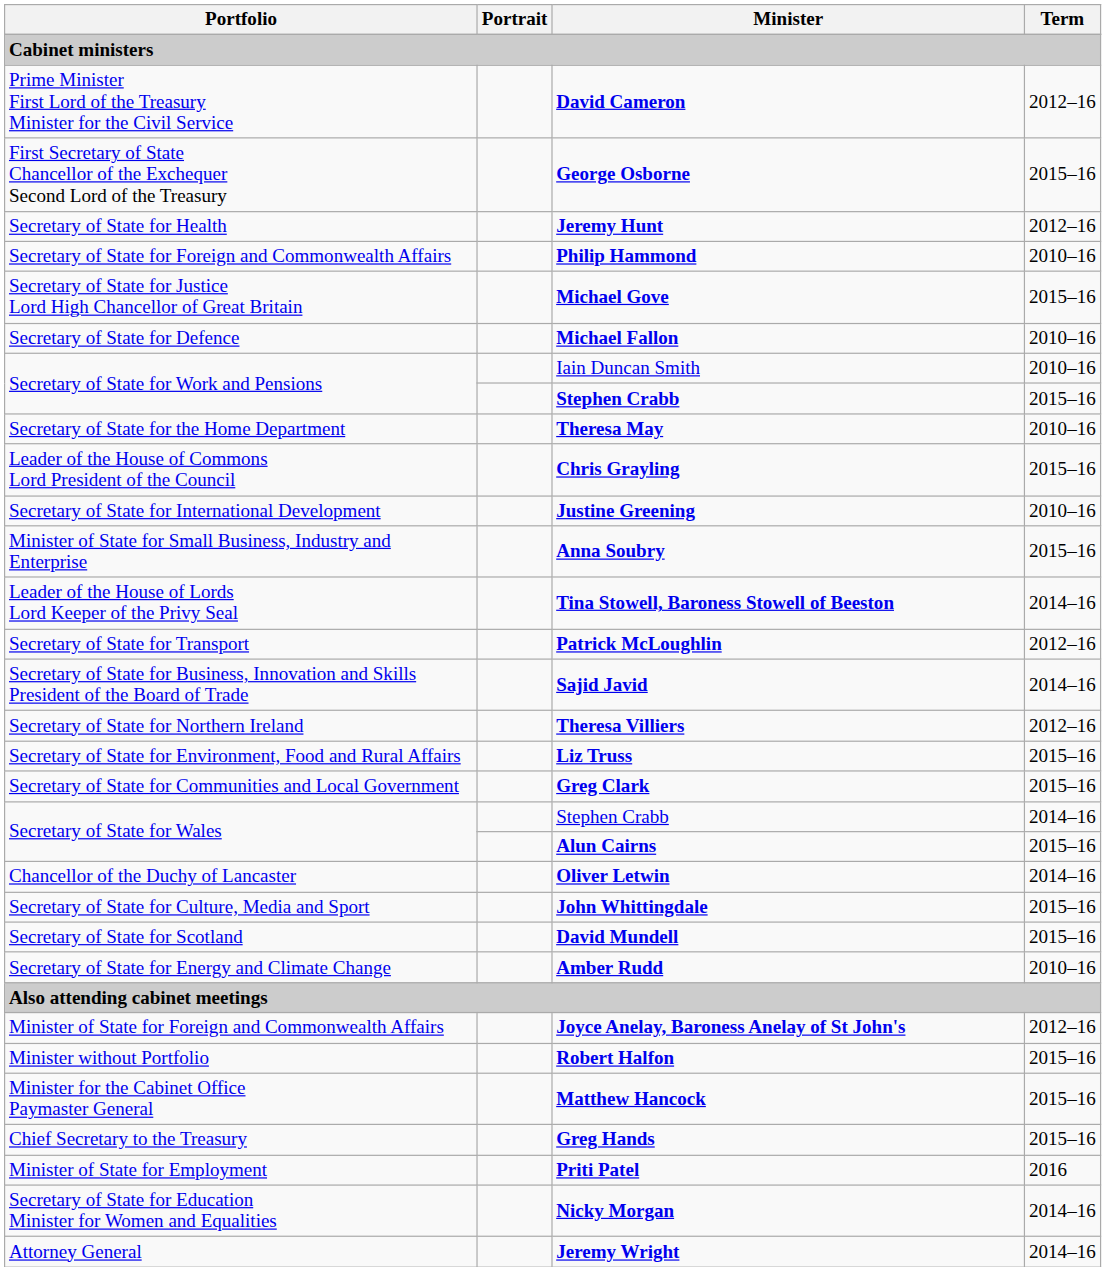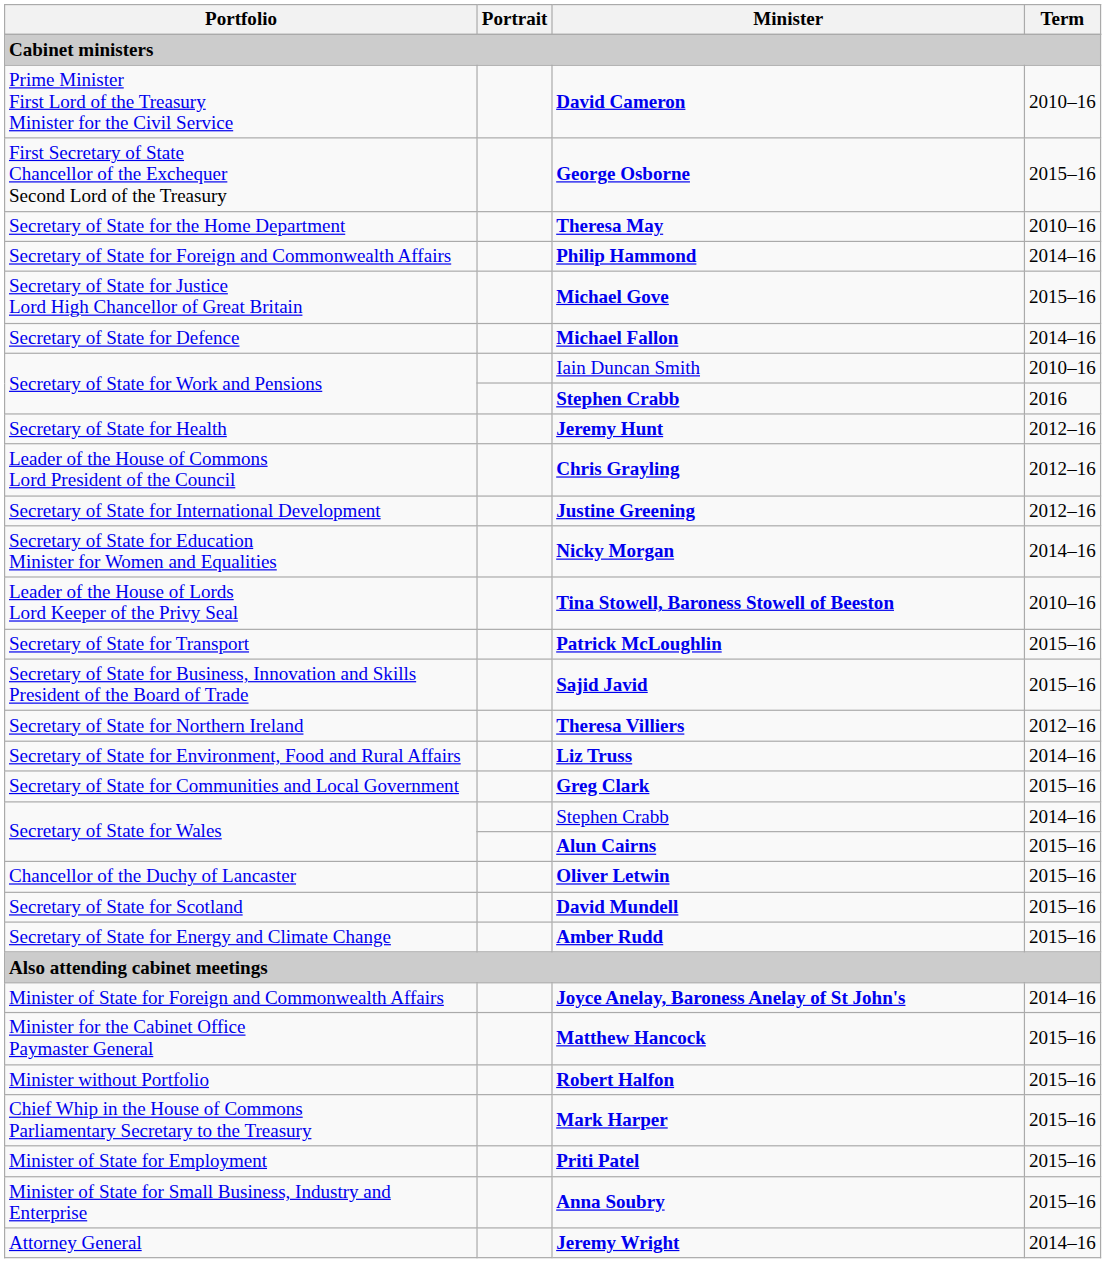(1062, 101) 2012–16 -> (1062, 101) 2010–16
rows swapped: (177, 428) <-> (118, 226)
(1062, 256) 2010–16 -> (1062, 256) 2014–16
(1062, 338) 2010–16 -> (1062, 338) 2014–16
(1062, 398) 2015–16 -> (1048, 398) 2016
(1062, 469) 2015–16 -> (1062, 469) 2012–16
(1062, 510) 2010–16 -> (1062, 510) 2012–16
rows swapped: (143, 1210) <-> (200, 551)
(1062, 602) 2014–16 -> (1062, 602) 2010–16
(1062, 643) 2012–16 -> (1062, 643) 2015–16
(1062, 684) 2014–16 -> (1062, 684) 2015–16
(1062, 755) 2015–16 -> (1062, 755) 2014–16
(1062, 876) 2014–16 -> (1062, 876) 2015–16
- row: (189, 906)
(1062, 967) 2010–16 -> (1062, 937) 2015–16
(1062, 1027) 2012–16 -> (1062, 997) 2014–16
rows swapped: (109, 1057) <-> (127, 1098)
- row: (128, 1139)
+ row: (160, 1120)
(1048, 1169) 2016 -> (1062, 1161) 2015–16
